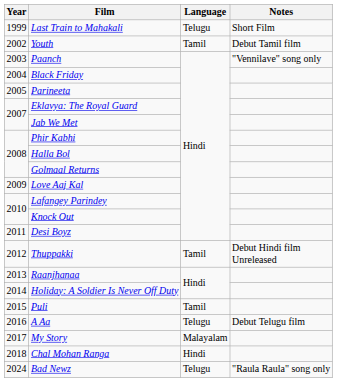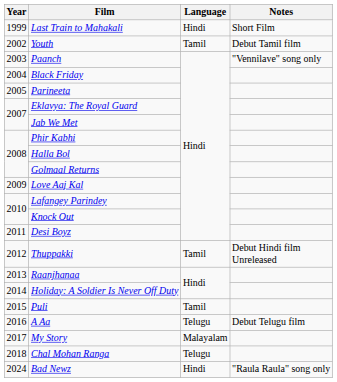(197, 28) Telugu -> (194, 28) Hindi
(194, 353) Hindi -> (197, 353) Telugu
(197, 369) Telugu -> (194, 369) Hindi
